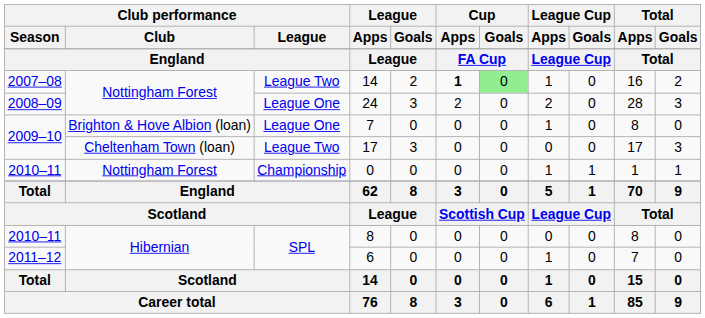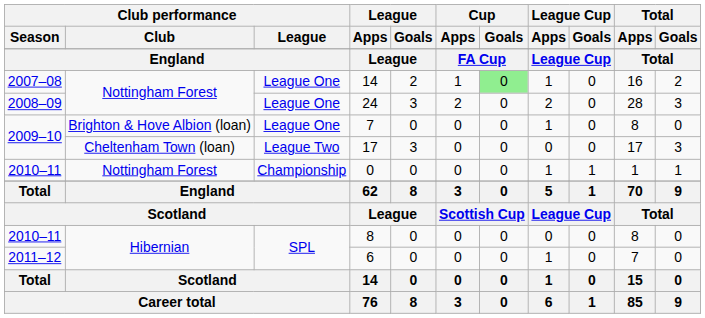(302, 81) League Two -> (302, 81) League One
(458, 81) bold -> (458, 81) normal
